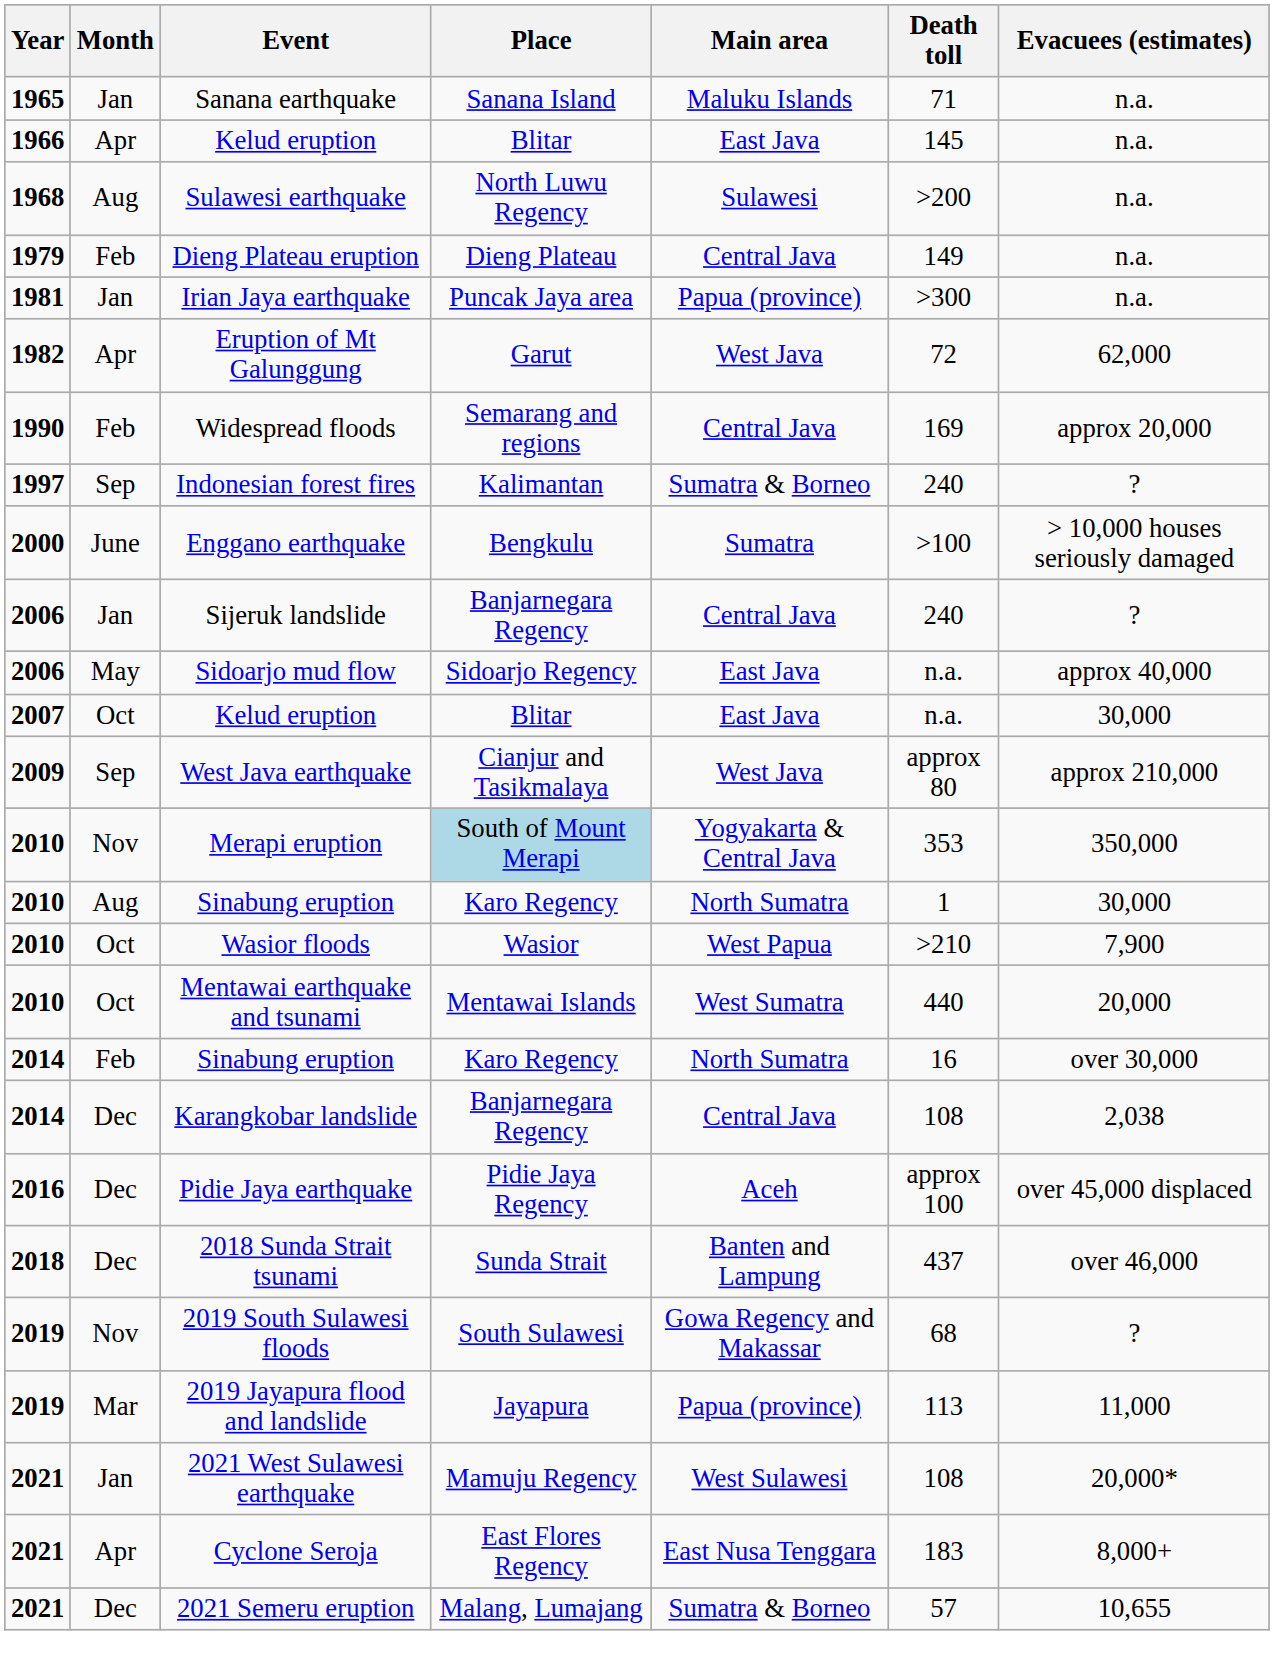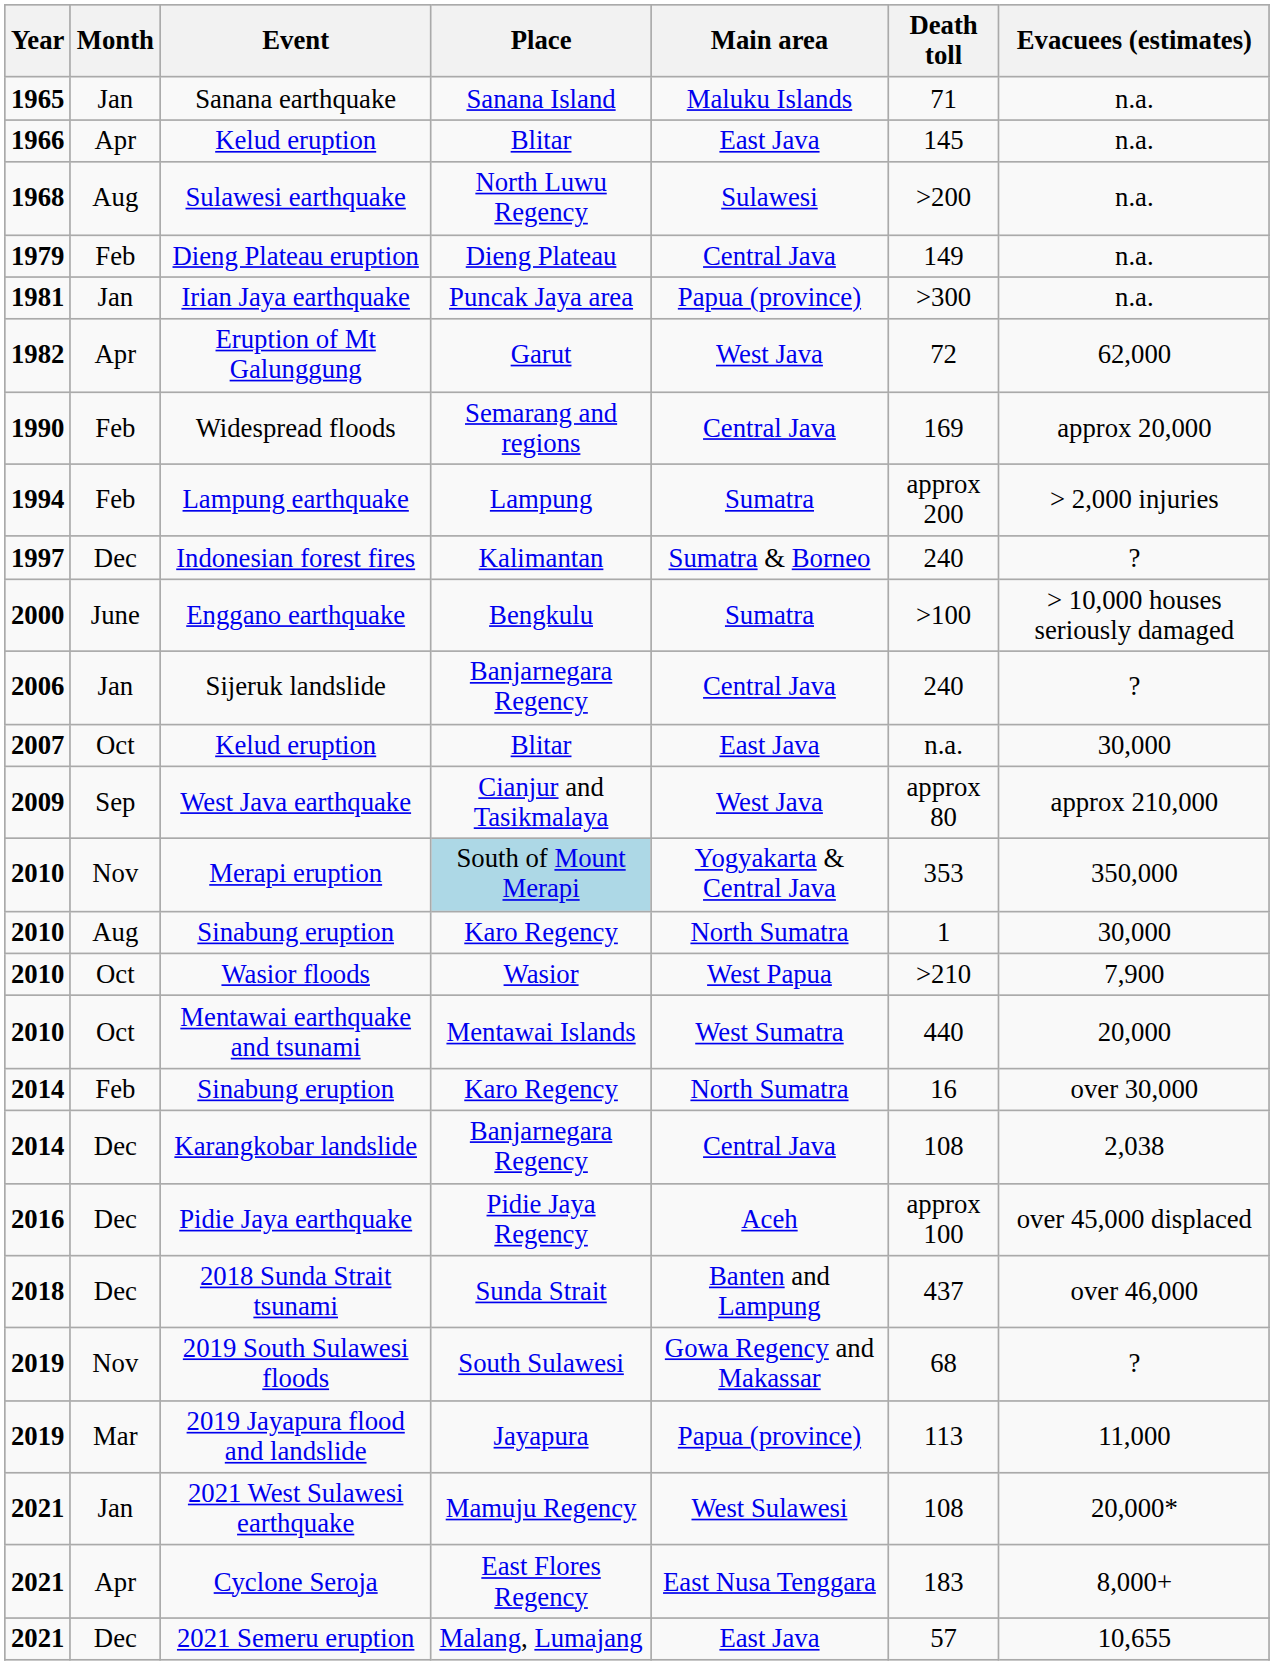+ row: (38, 499)
(115, 484) Sep -> (115, 557) Dec
- row: (38, 672)
(769, 1608) Sumatra & Borneo -> (769, 1638) East Java
